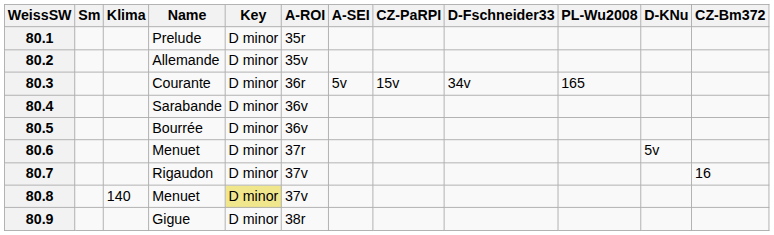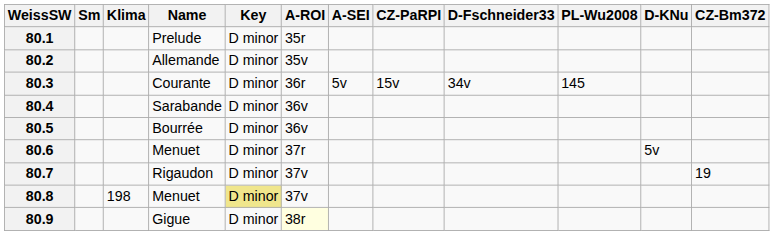(573, 83) 165 -> (573, 83) 145
(703, 173) 16 -> (703, 173) 19
(119, 196) 140 -> (119, 196) 198
(295, 219) no background -> (295, 219) lightyellow background
